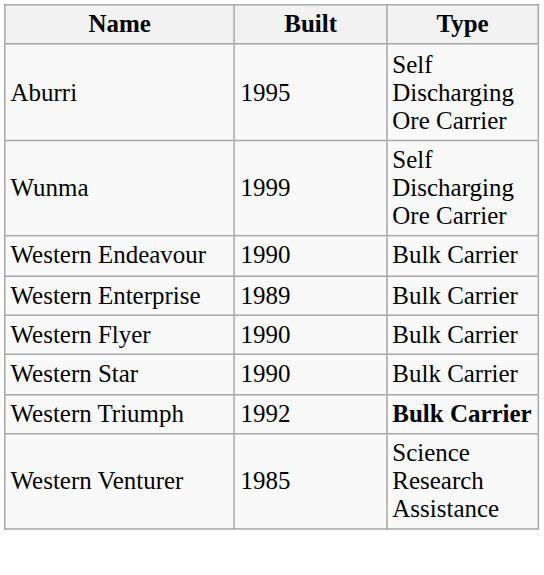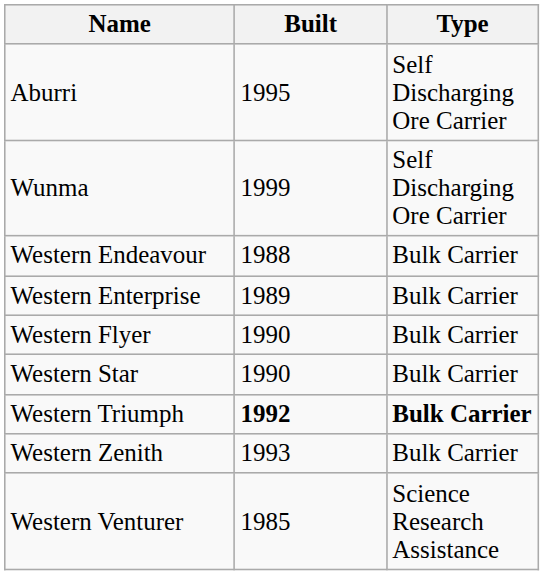(265, 255) 1990 -> (265, 255) 1988
(265, 413) normal -> (265, 413) bold
+ row: (87, 453)
